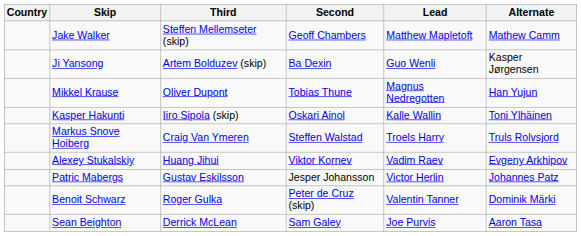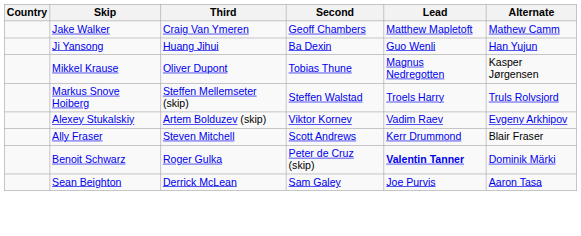(210, 35) Steffen Mellemseter (skip) -> (206, 29) Craig Van Ymeren
(215, 64) Artem Bolduzev (skip) -> (191, 46) Huang Jihui
(514, 64) Kasper Jørgensen -> (513, 46) Han Yujun
(513, 92) Han Yujun -> (514, 69) Kasper Jørgensen
- row: (88, 115)
(206, 138) Craig Van Ymeren -> (210, 97) Steffen Mellemseter (skip)
(191, 160) Huang Jihui -> (215, 120) Artem Bolduzev (skip)
+ row: (77, 137)
- row: (88, 177)
(422, 200) normal -> (425, 159) bold
